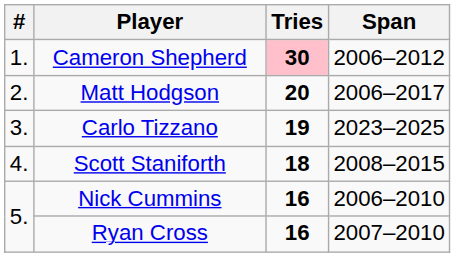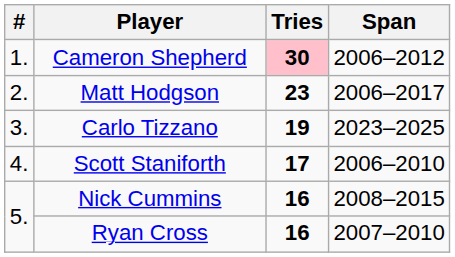(297, 92) 20 -> (297, 92) 23
(297, 163) 18 -> (297, 163) 17
(389, 163) 2008–2015 -> (389, 163) 2006–2010
(389, 198) 2006–2010 -> (389, 198) 2008–2015
